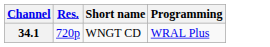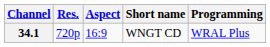+ column: (103, 14)
